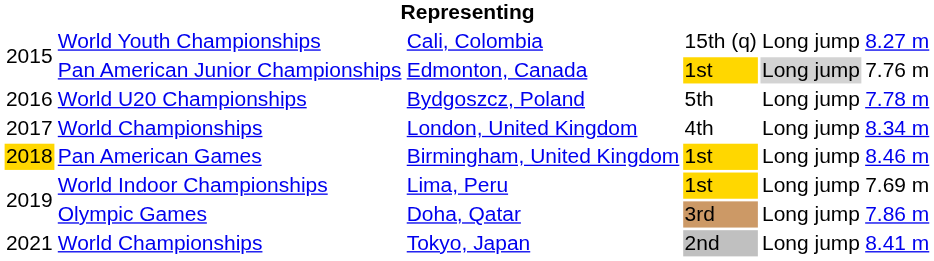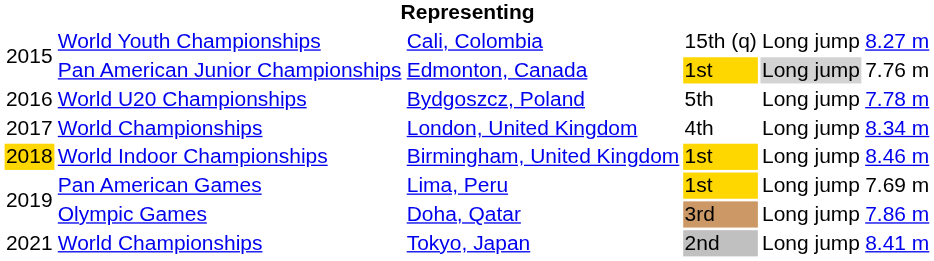(160, 156) Pan American Games -> (193, 156) World Indoor Championships
(193, 185) World Indoor Championships -> (160, 185) Pan American Games
